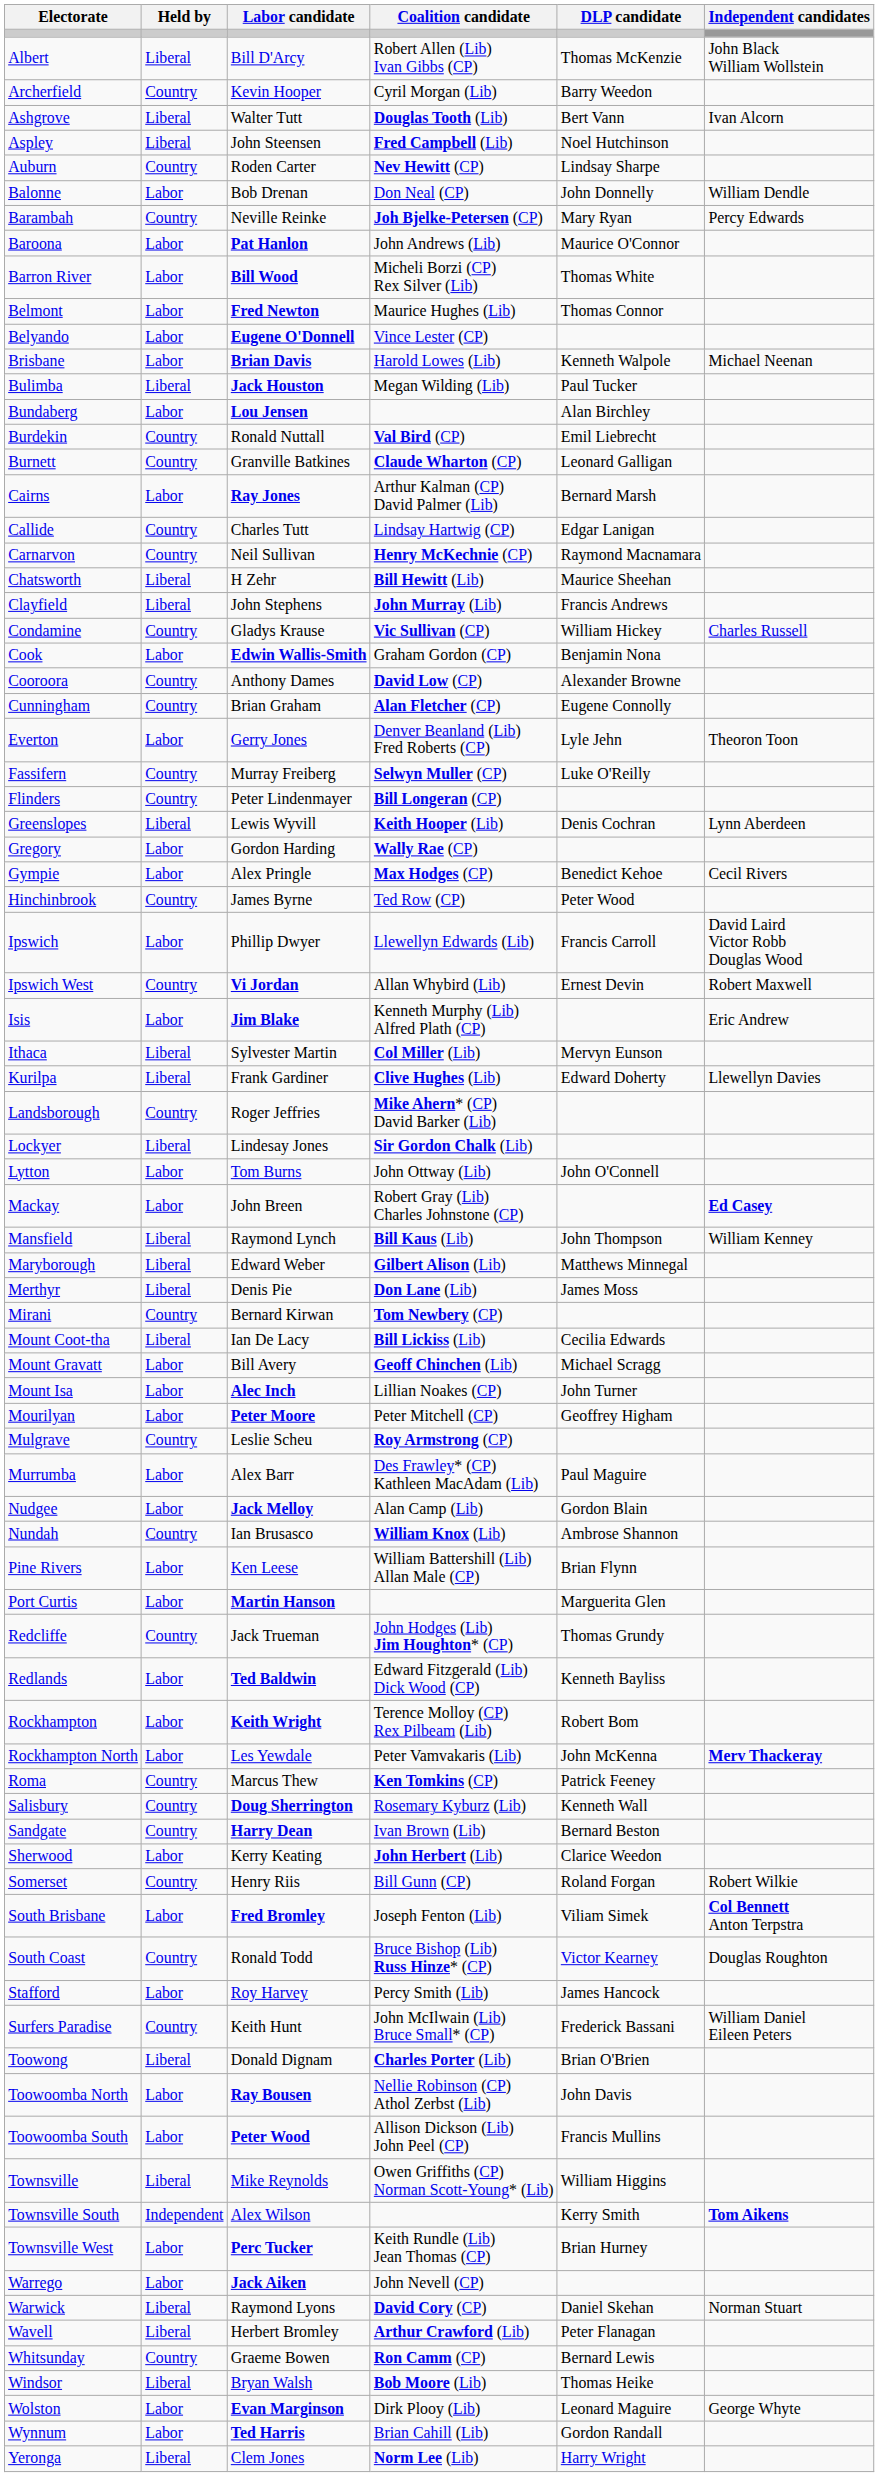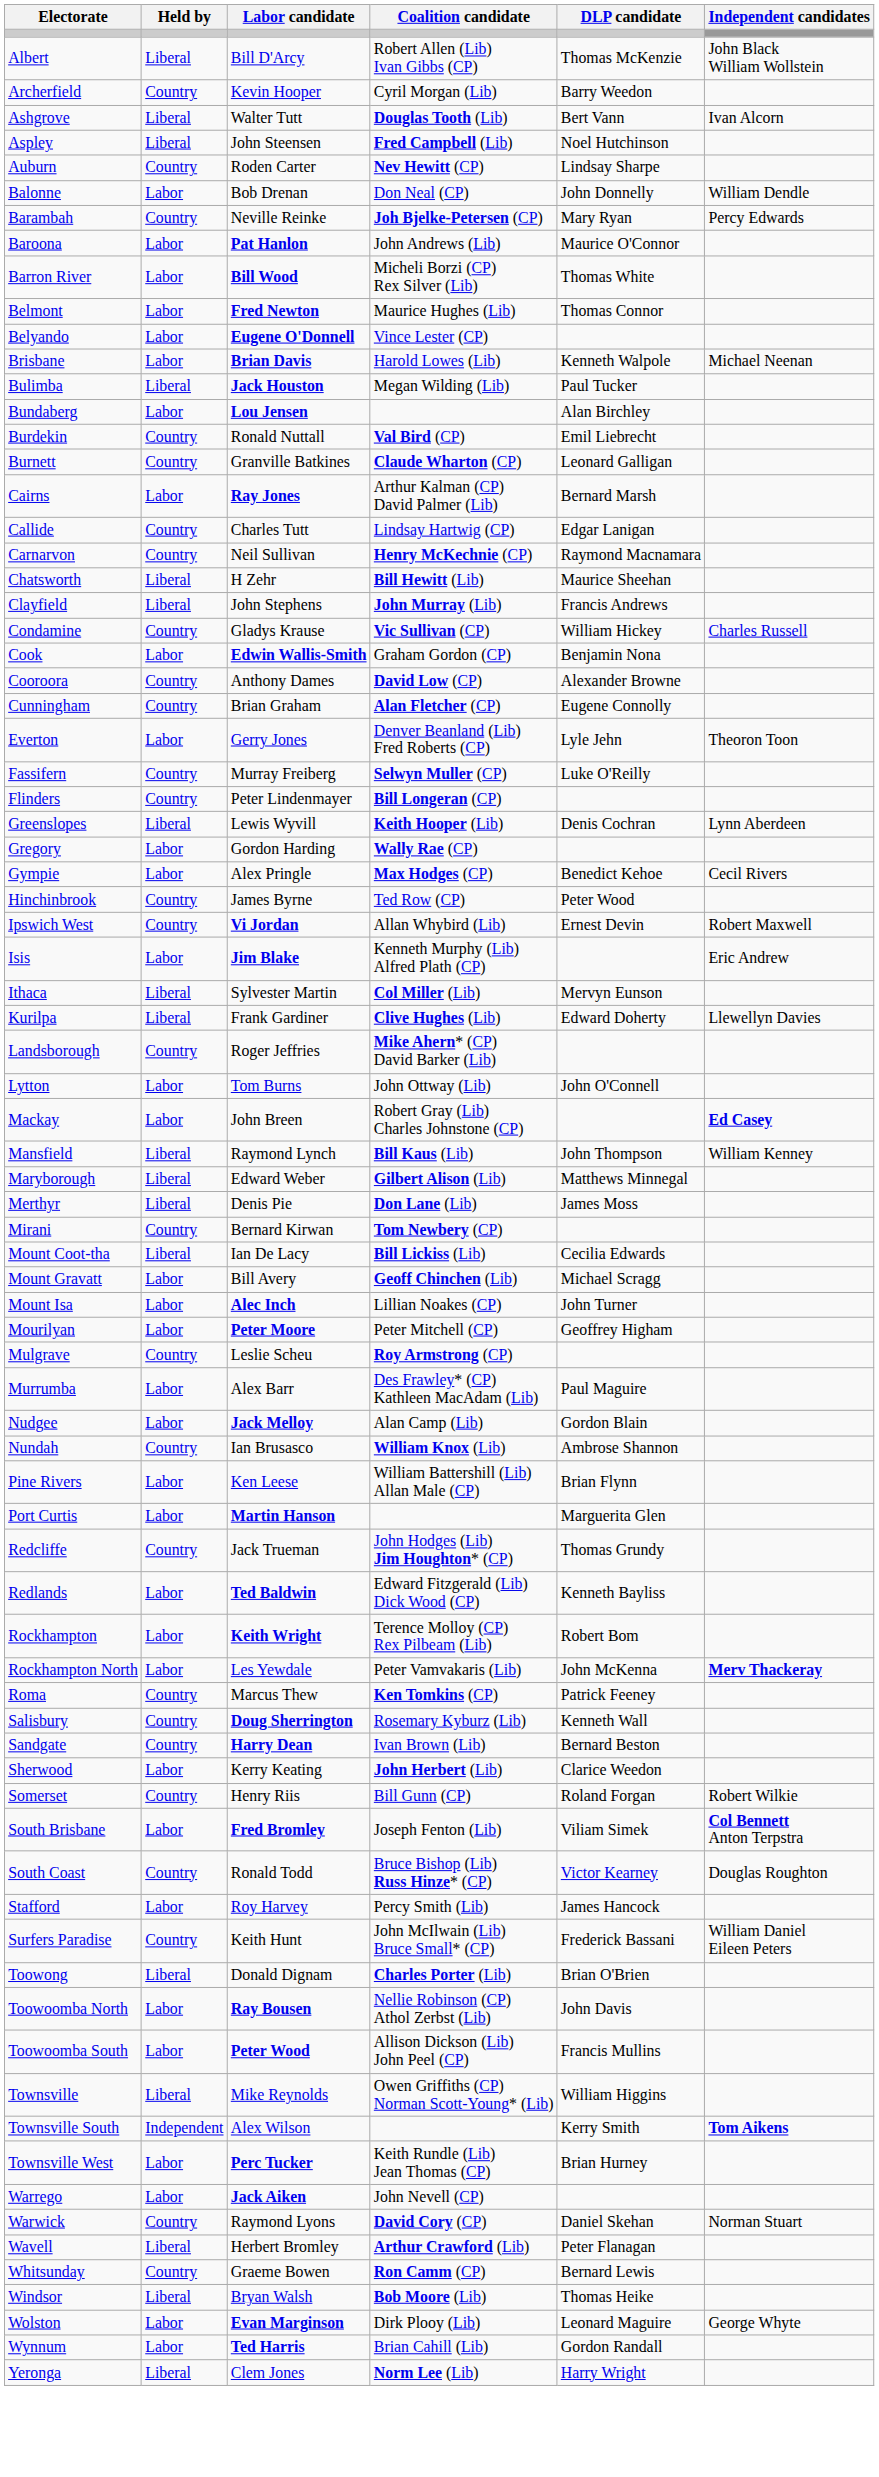- row: (33, 942)
- row: (35, 1146)
(168, 2307) Liberal -> (171, 2221) Country
